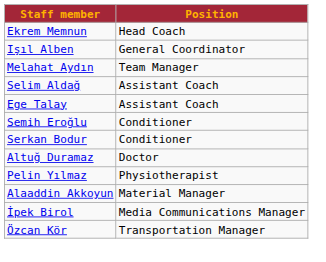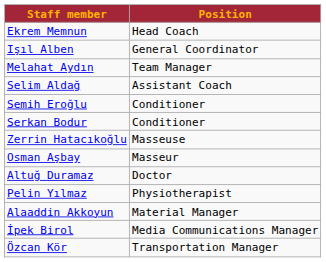- row: (37, 103)
+ row: (67, 139)
+ row: (44, 158)
